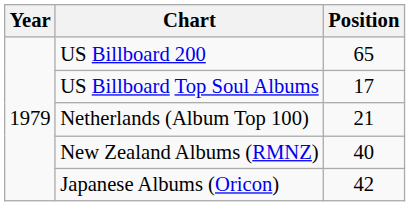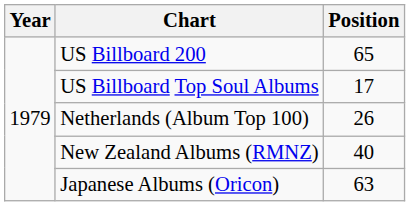(364, 119) 21 -> (364, 119) 26
(364, 184) 42 -> (364, 184) 63
